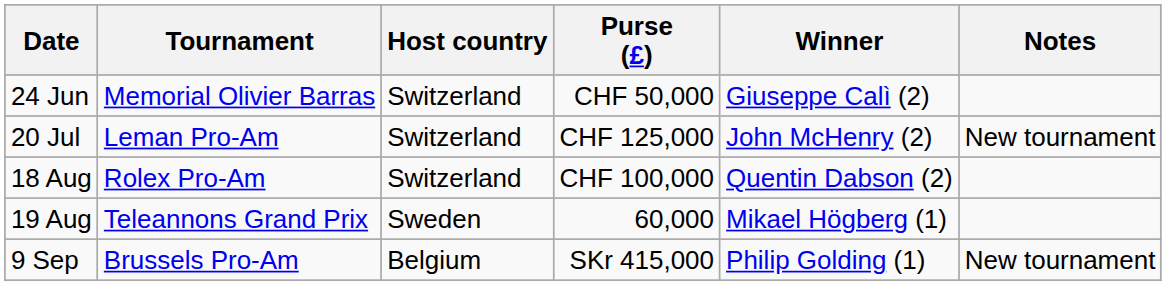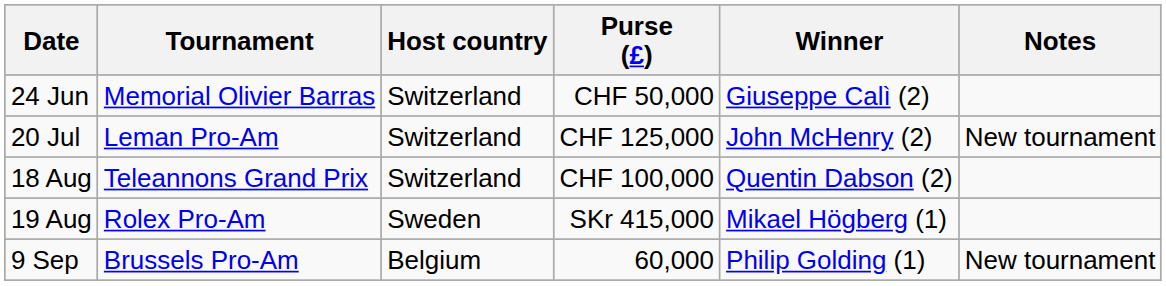(185, 178) Rolex Pro-Am -> (236, 178) Teleannons Grand Prix
(236, 219) Teleannons Grand Prix -> (185, 219) Rolex Pro-Am
(674, 219) 60,000 -> (642, 219) SKr 415,000
(642, 260) SKr 415,000 -> (674, 260) 60,000
